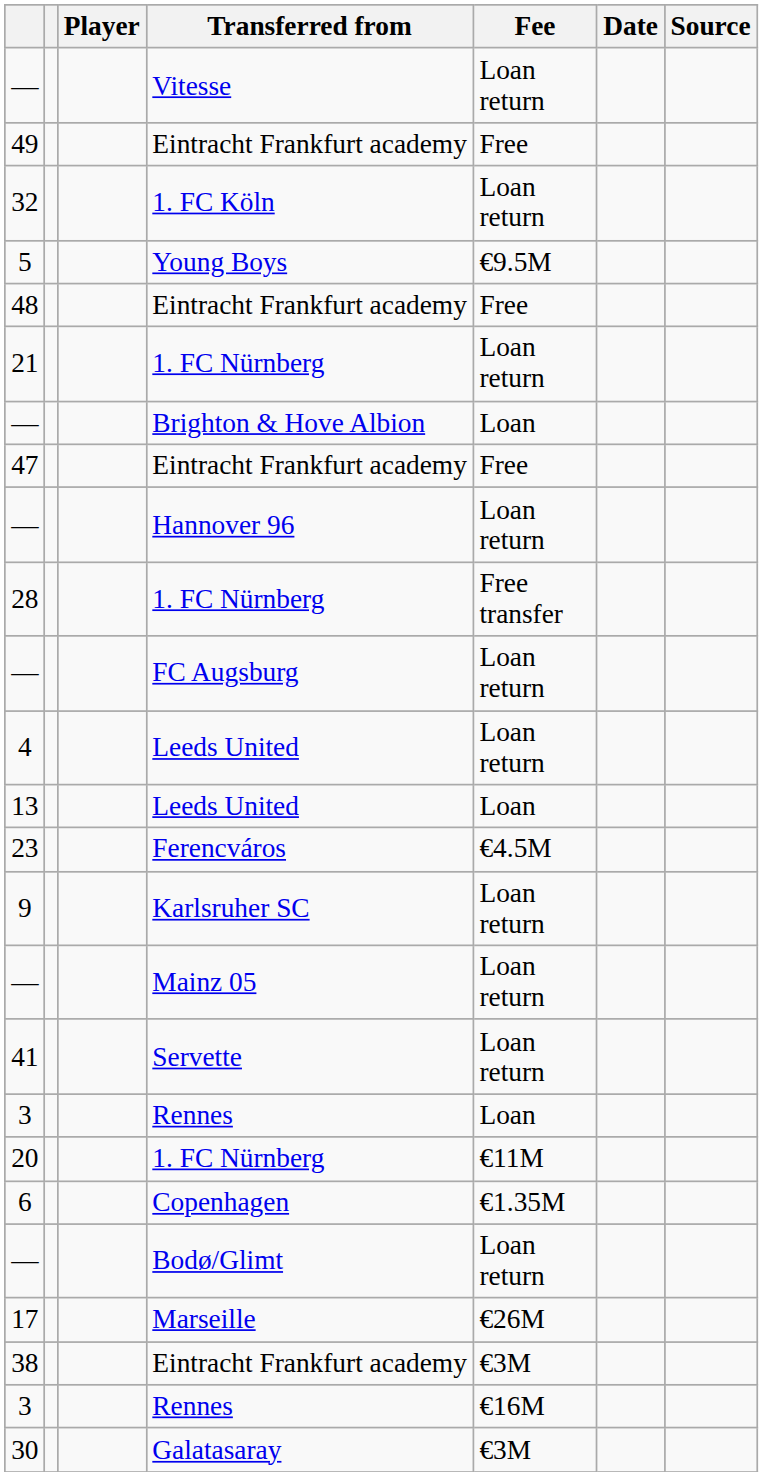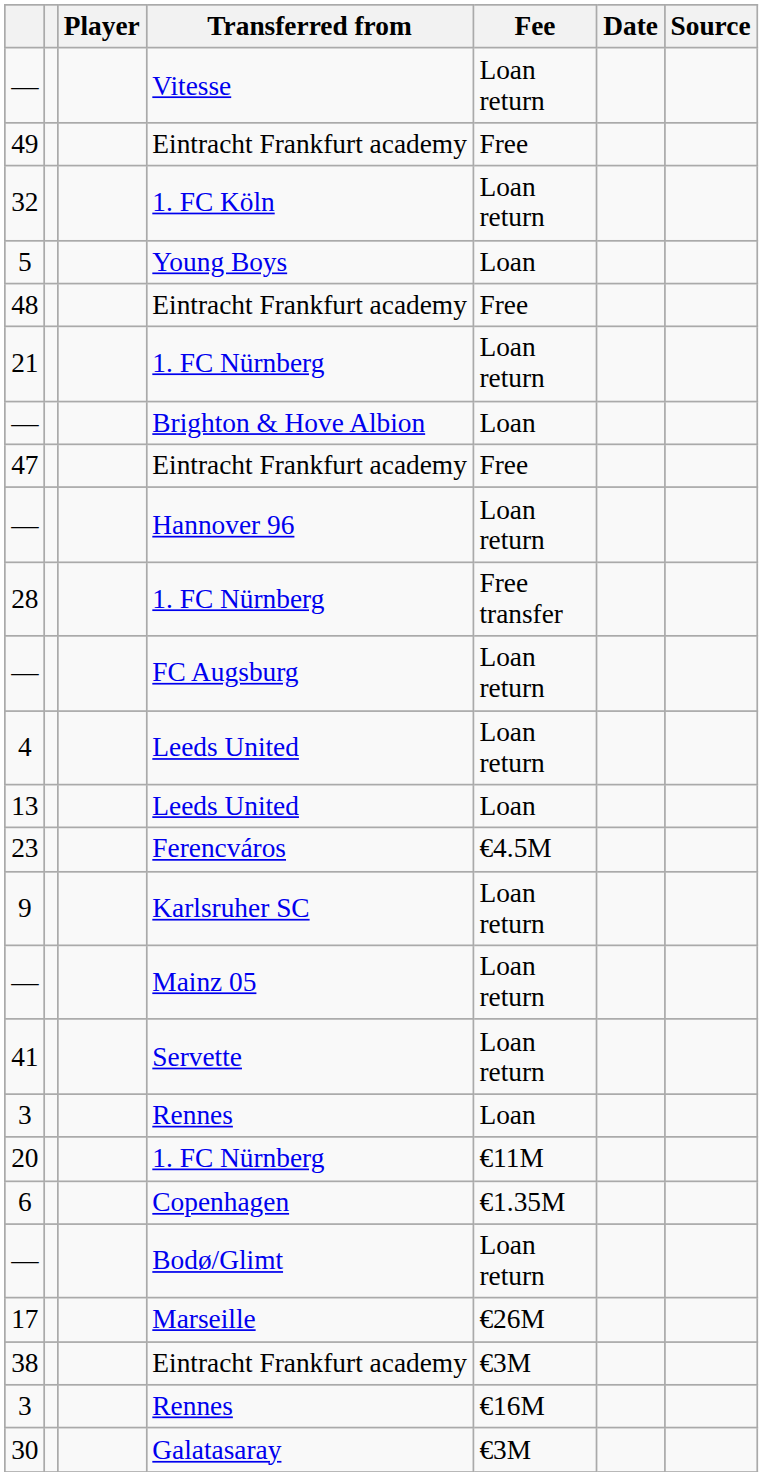(516, 261) €9.5M -> (508, 261) Loan
